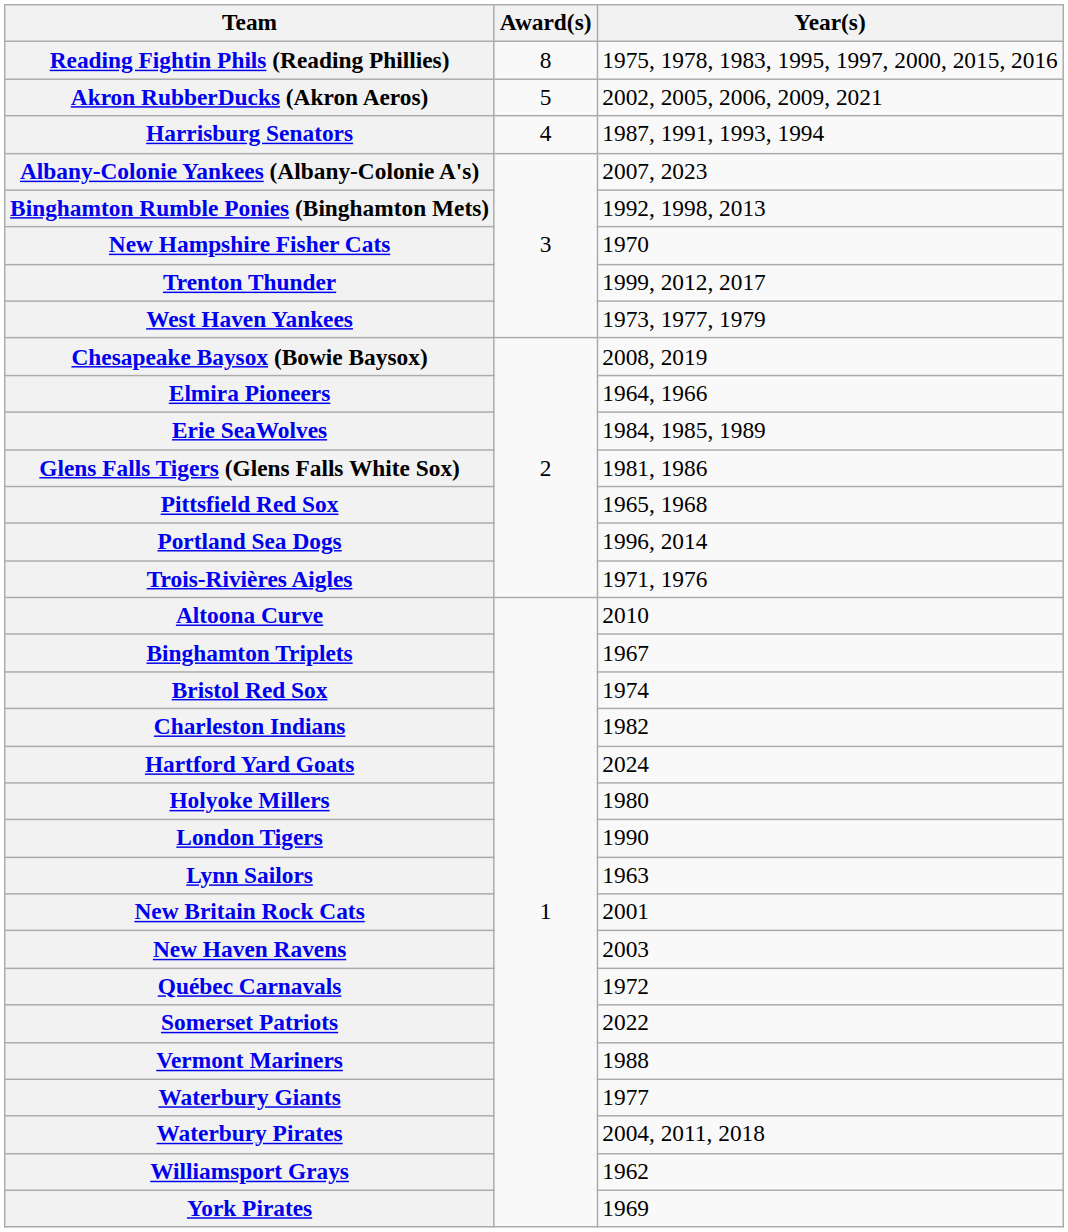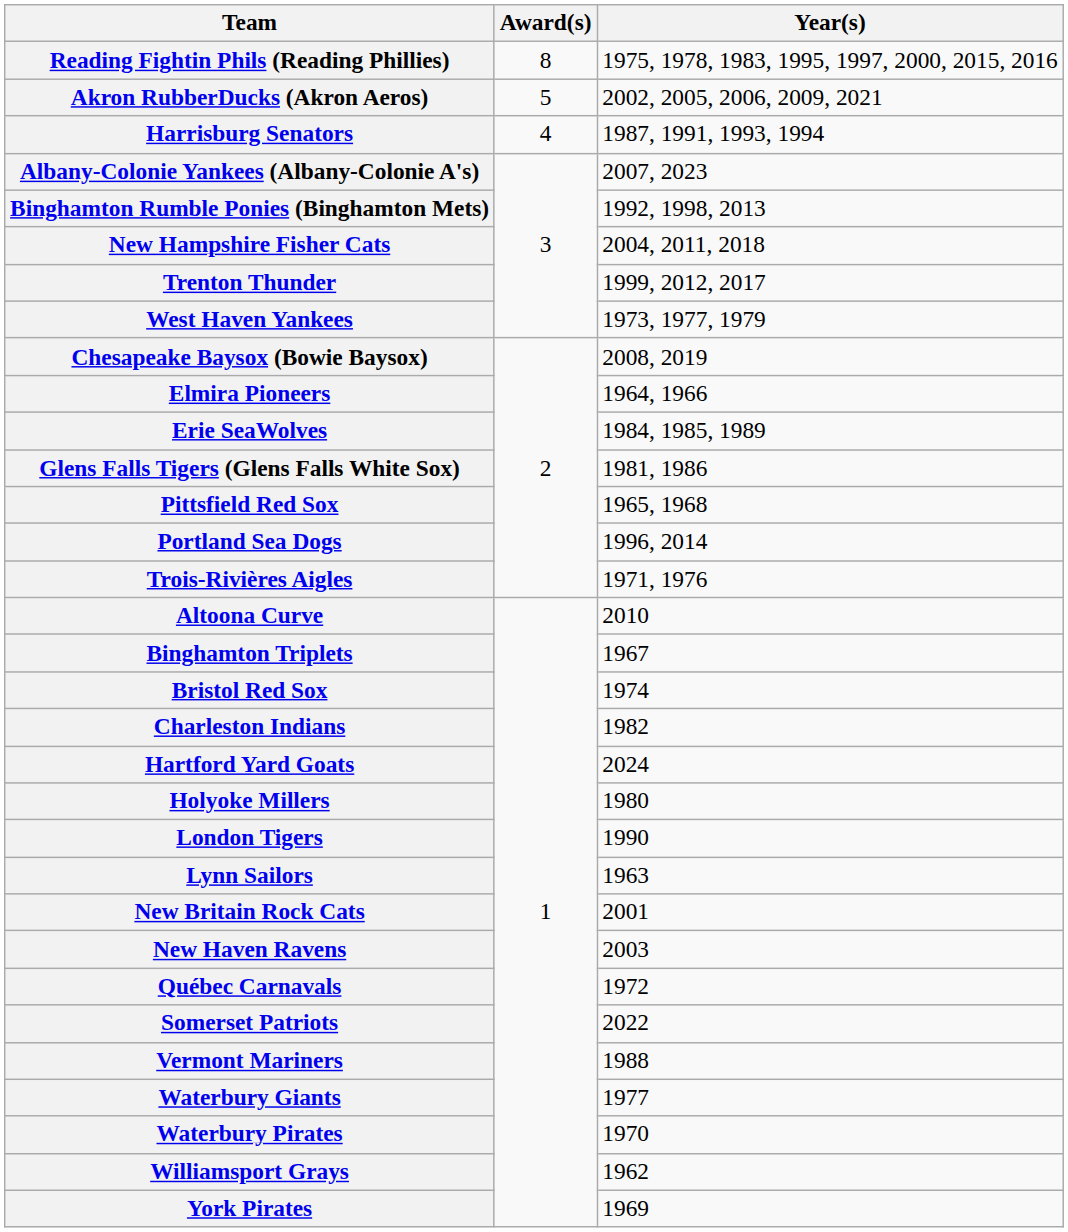(626, 245) 1970 -> (684, 245) 2004, 2011, 2018
(684, 1134) 2004, 2011, 2018 -> (626, 1134) 1970
